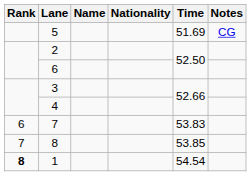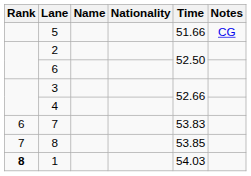(191, 32) 51.69 -> (191, 32) 51.66
(191, 161) 54.54 -> (191, 161) 54.03
